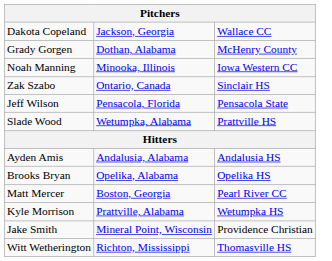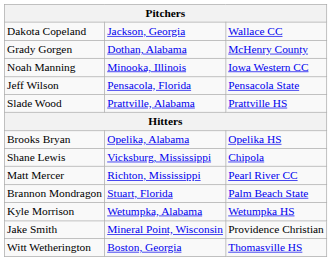- row: (31, 85)
(144, 121) Wetumpka, Alabama -> (151, 103) Prattville, Alabama
- row: (35, 157)
+ row: (36, 157)
(133, 193) Boston, Georgia -> (154, 175) Richton, Mississippi
+ row: (54, 193)
(140, 211) Prattville, Alabama -> (155, 211) Wetumpka, Alabama
(143, 247) Richton, Mississippi -> (144, 247) Boston, Georgia
